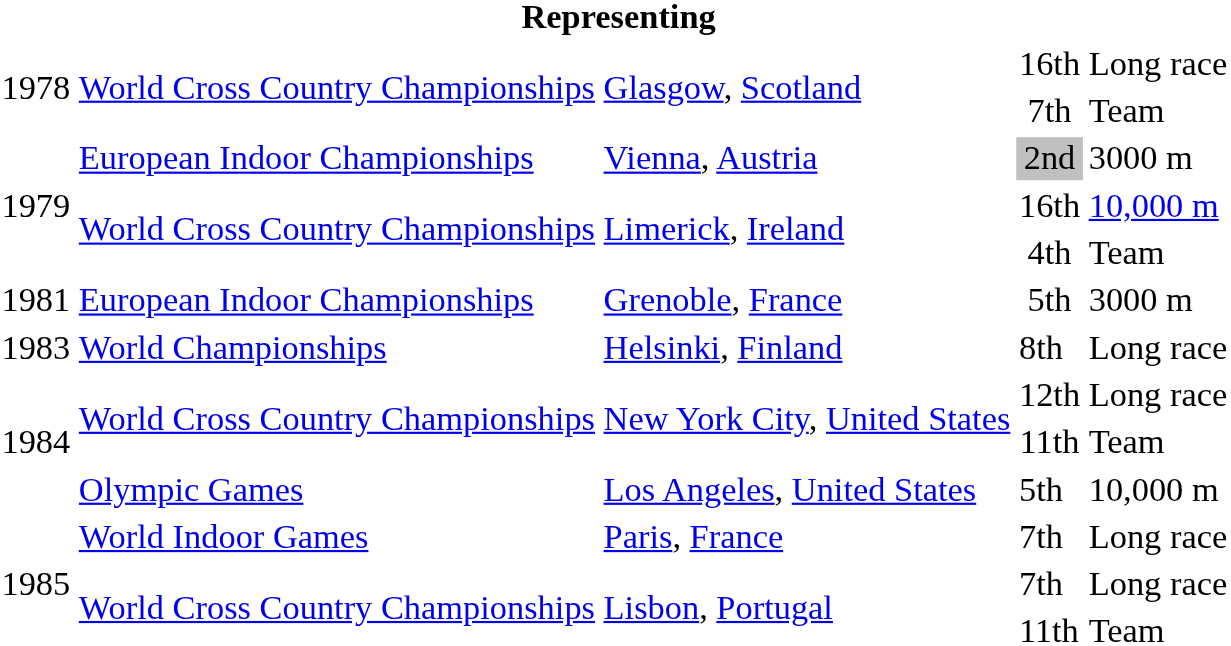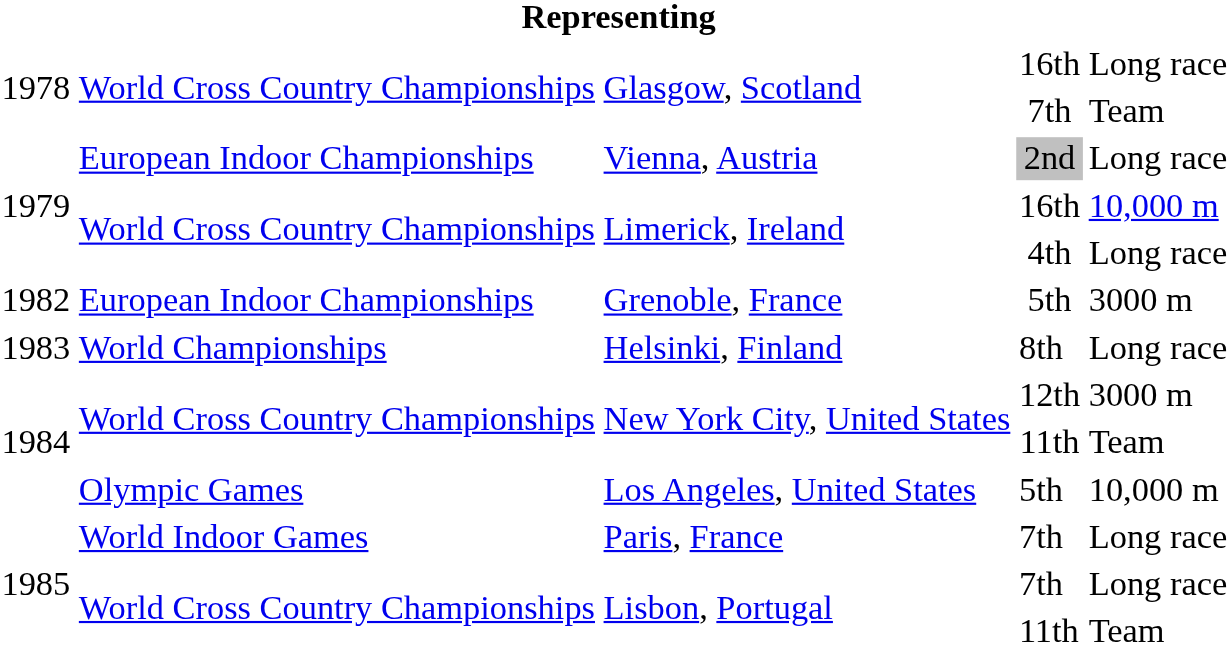(1141, 158) 3000 m -> (1158, 158) Long race
(1127, 252) Team -> (1158, 252) Long race
(36, 300) 1981 -> (36, 300) 1982
(1158, 394) Long race -> (1141, 394) 3000 m
